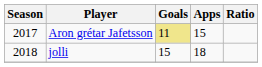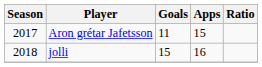(164, 33) khaki background -> (164, 33) no background
(200, 52) 18 -> (200, 52) 16
